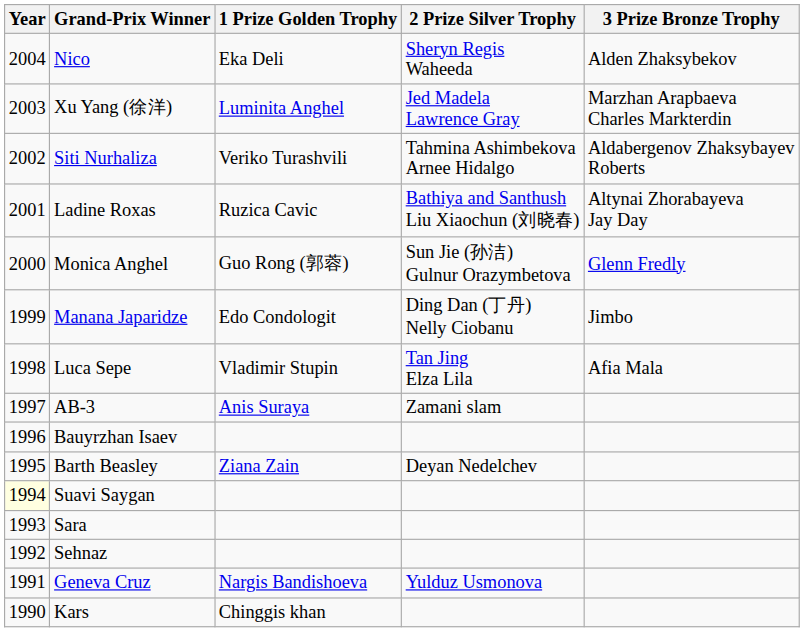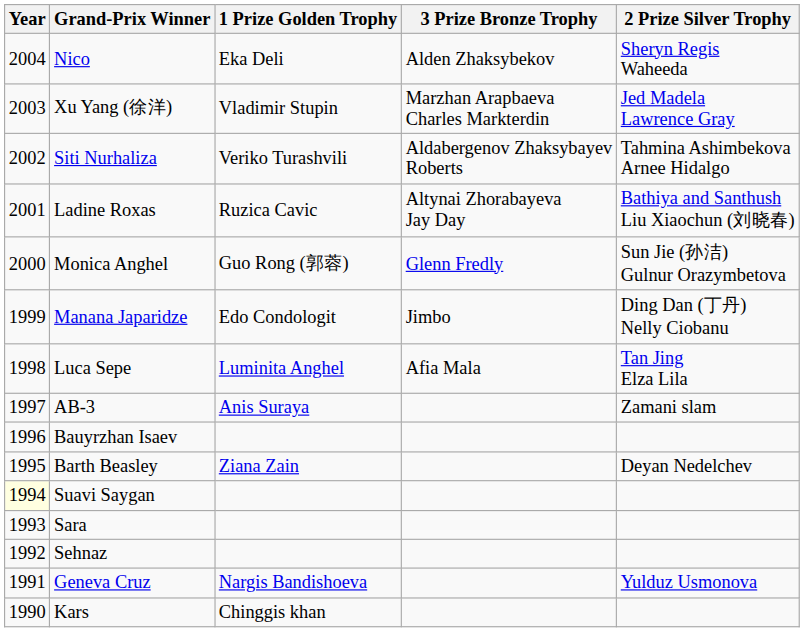columns swapped: (493, 19) <-> (691, 19)
(281, 108) Luminita Anghel -> (278, 108) Vladimir Stupin
(278, 368) Vladimir Stupin -> (281, 368) Luminita Anghel
